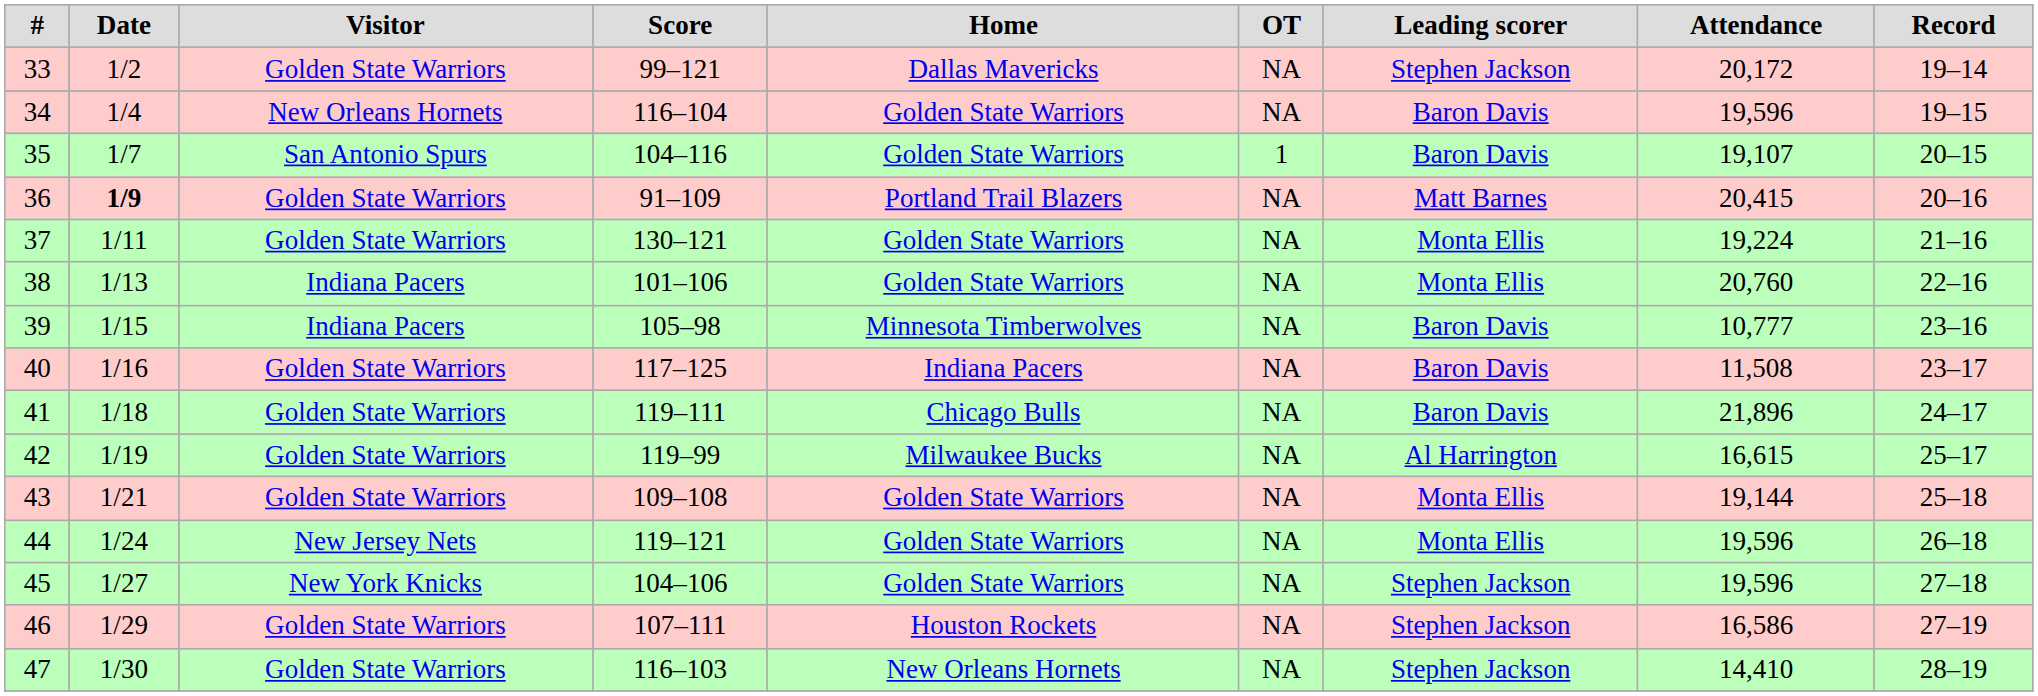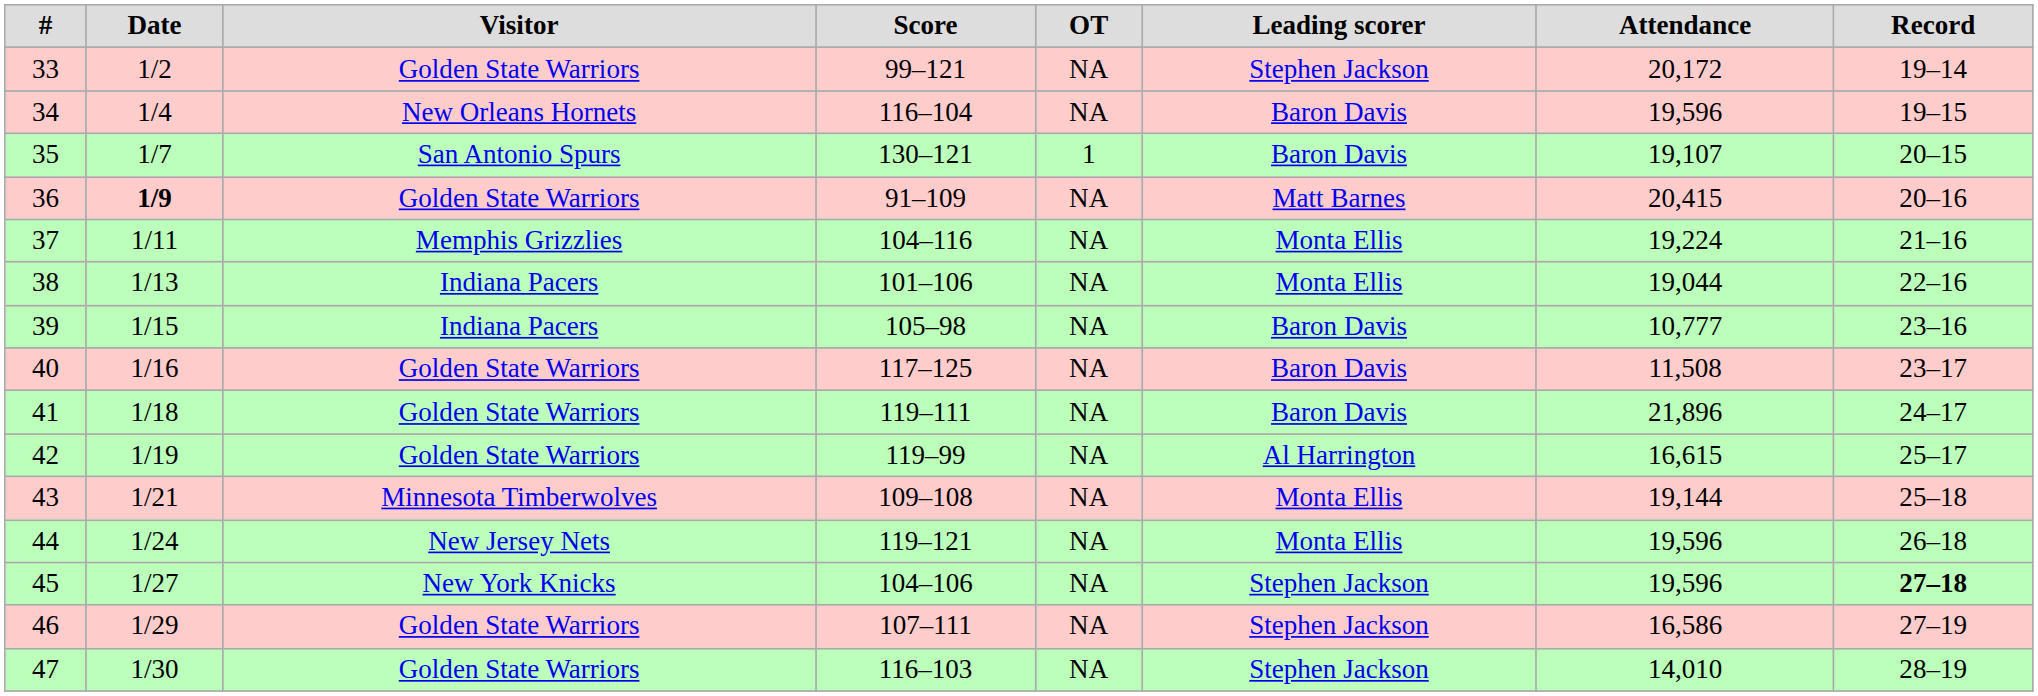- column: (1004, 25)
(680, 154) 104–116 -> (926, 154) 130–121
(385, 240) Golden State Warriors -> (519, 240) Memphis Grizzlies
(680, 240) 130–121 -> (926, 240) 104–116
(1756, 283) 20,760 -> (1685, 283) 19,044
(385, 497) Golden State Warriors -> (519, 497) Minnesota Timberwolves
(1953, 583) normal -> (1933, 583) bold
(1756, 669) 14,410 -> (1685, 669) 14,010
